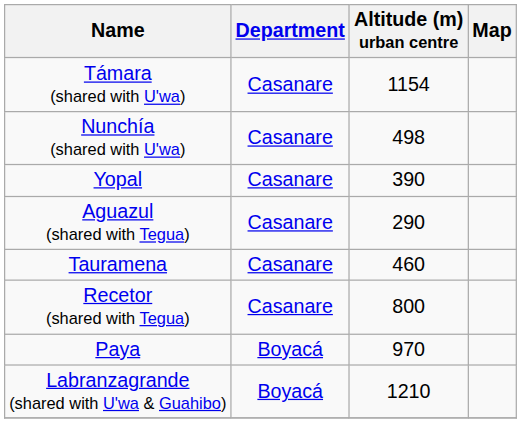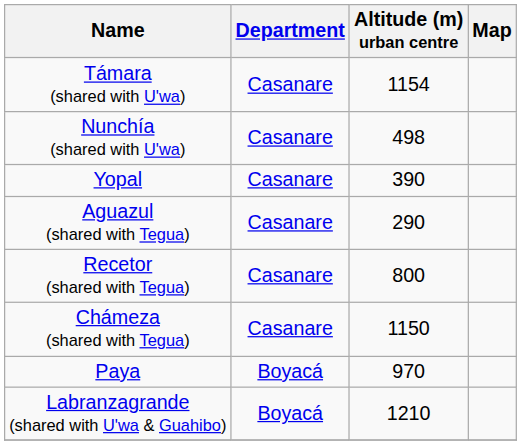- row: (118, 264)
+ row: (118, 329)
